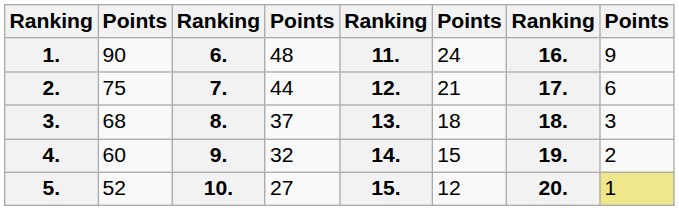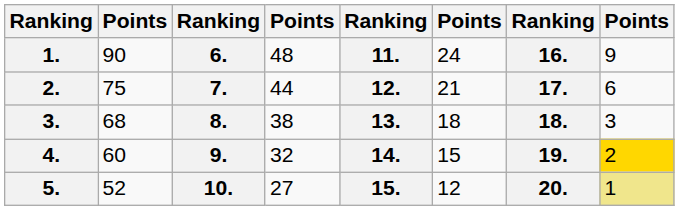(282, 121) 37 -> (282, 121) 38
(610, 155) no background -> (610, 155) gold background
